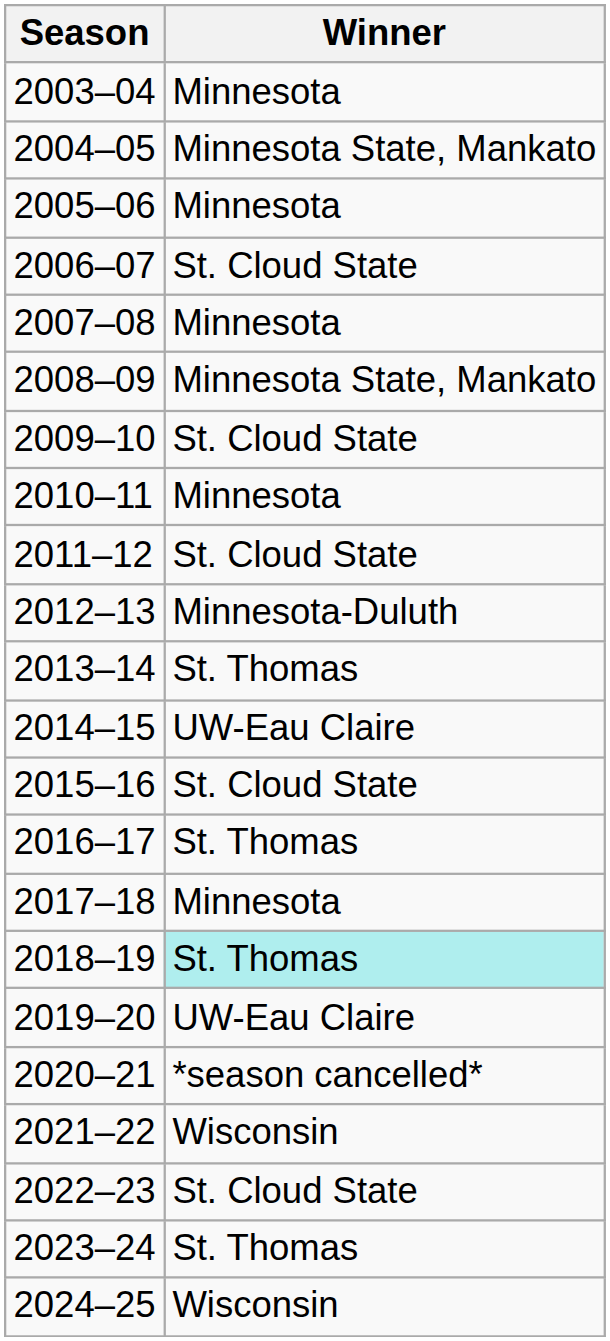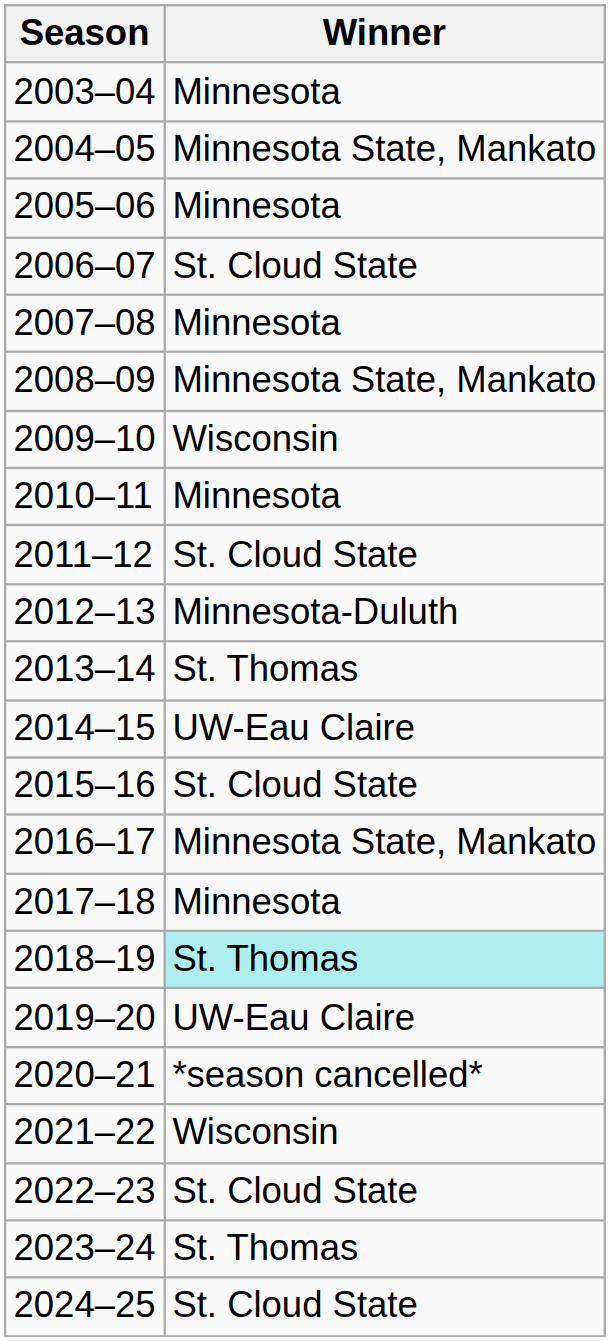(295, 438) St. Cloud State -> (256, 438) Wisconsin
(265, 843) St. Thomas -> (384, 843) Minnesota State, Mankato
(256, 1306) Wisconsin -> (295, 1306) St. Cloud State
